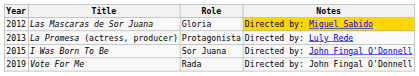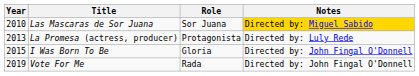(16, 24) 2012 -> (16, 24) 2010
(197, 24) Gloria -> (204, 24) Sor Juana
(204, 51) Sor Juana -> (197, 51) Gloria
